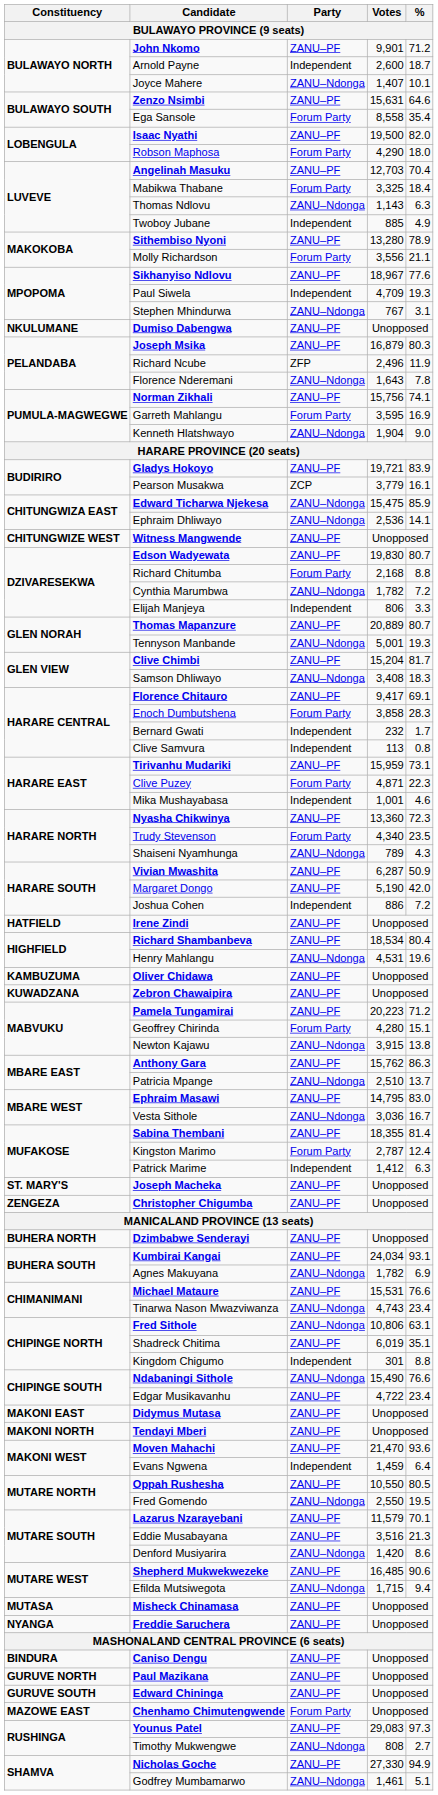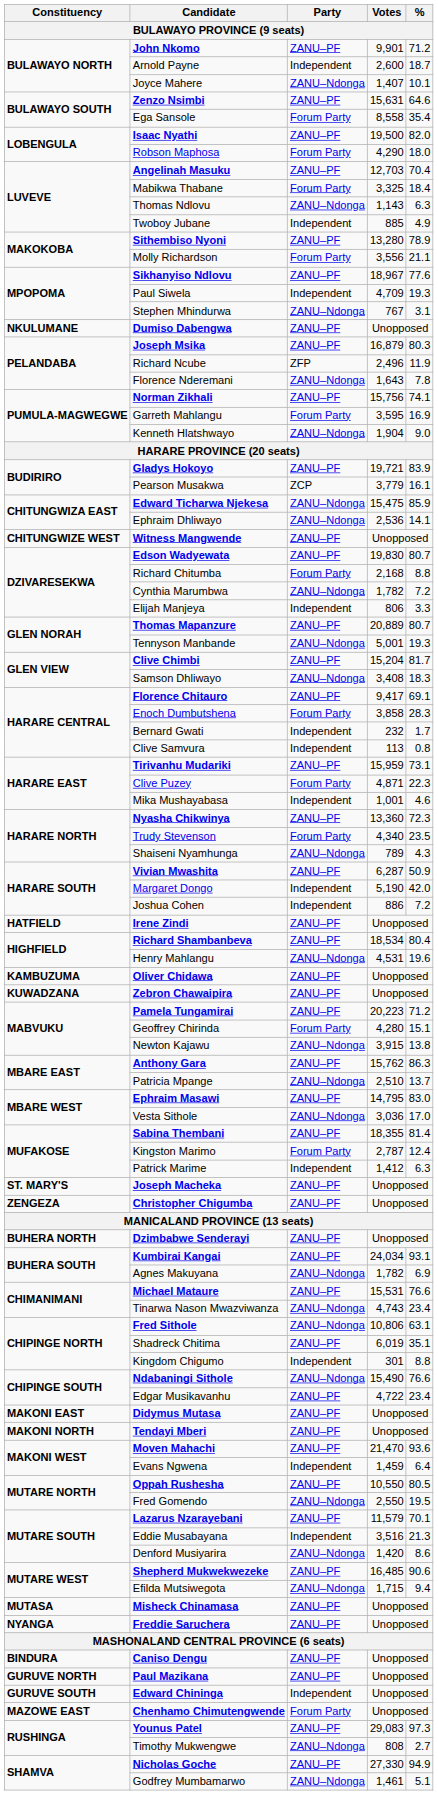(315, 888) ZANU–PF -> (321, 888) Independent
(420, 1116) 16.7 -> (420, 1116) 17.0
(315, 1536) ZANU–PF -> (321, 1536) Independent
(315, 1694) ZANU–PF -> (321, 1694) Independent
